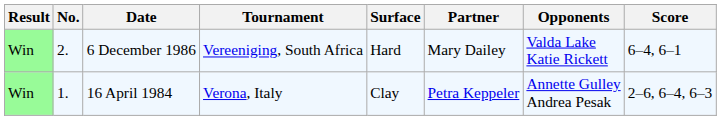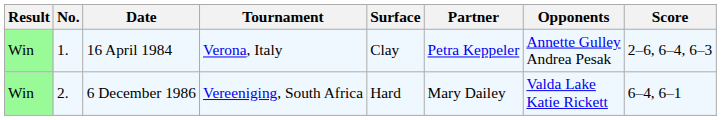rows swapped: (129, 93) <-> (141, 50)
